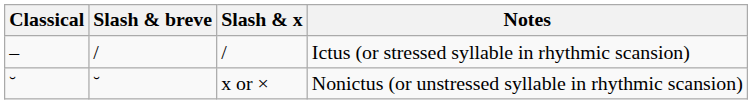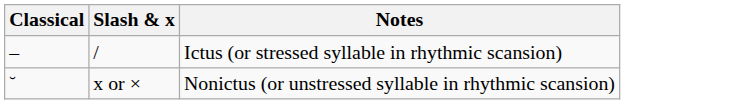- column: (153, 20)
